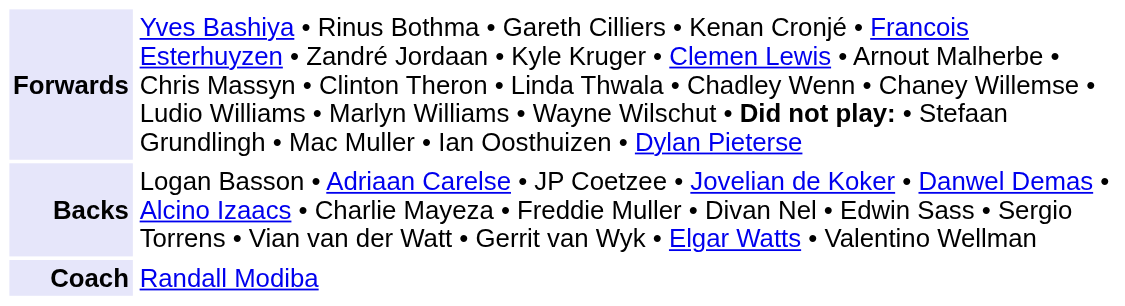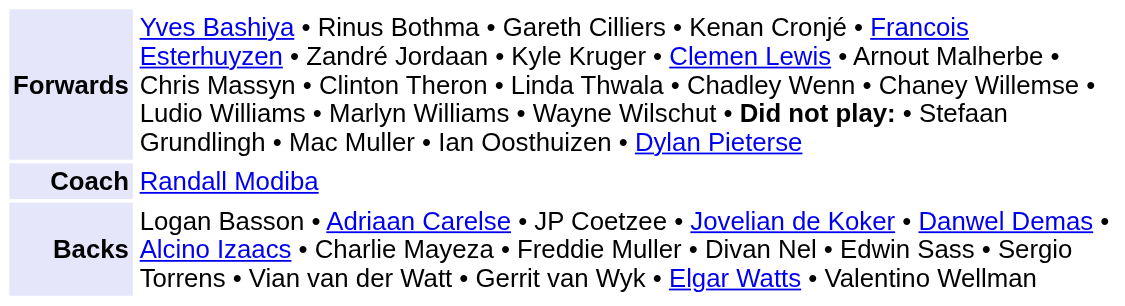rows swapped: (91, 210) <-> (90, 278)
